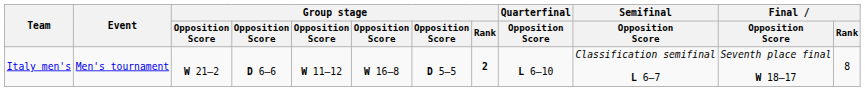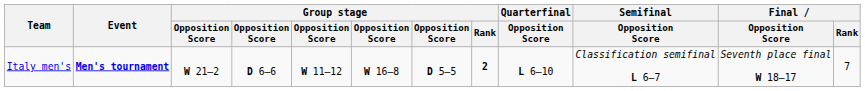(122, 66) normal -> (122, 66) bold
(847, 66) 8 -> (847, 66) 7
